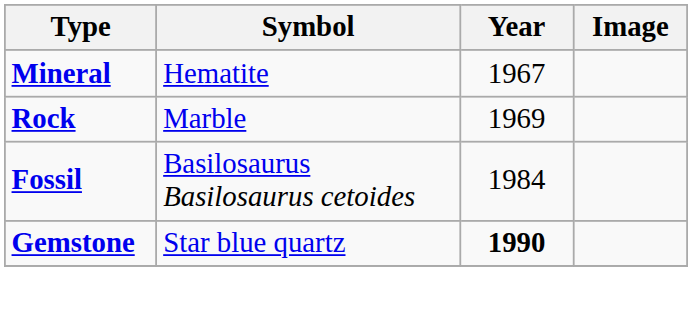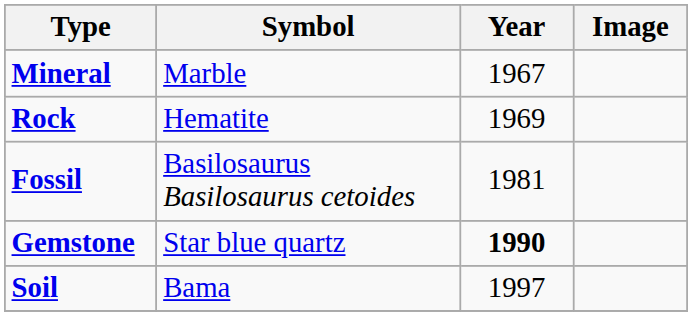(216, 73) Hematite -> (205, 73) Marble
(205, 118) Marble -> (216, 118) Hematite
(517, 180) 1984 -> (517, 180) 1981
+ row: (35, 288)
